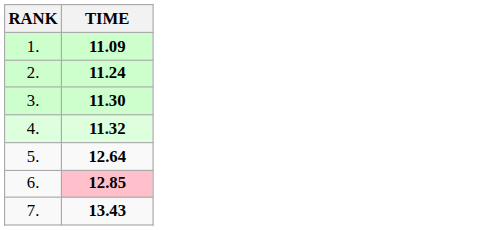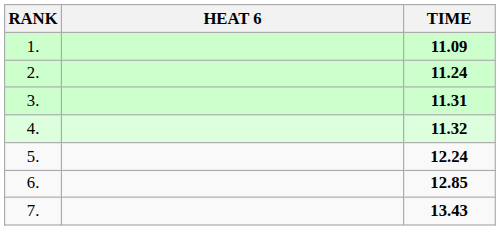+ column: (233, 18)
(107, 101) 11.30 -> (449, 101) 11.31
(107, 156) 12.64 -> (449, 156) 12.24
(107, 183) pink background -> (449, 183) no background
